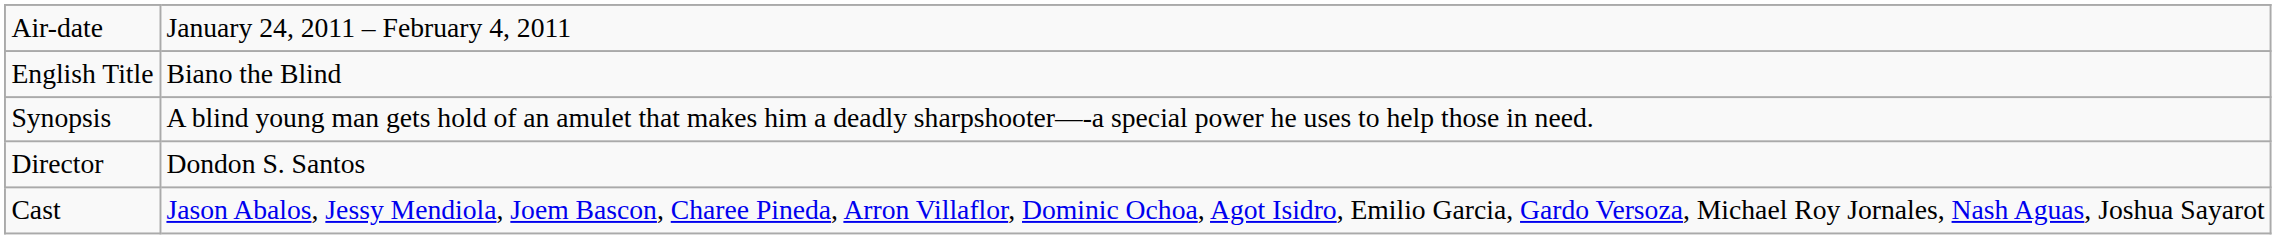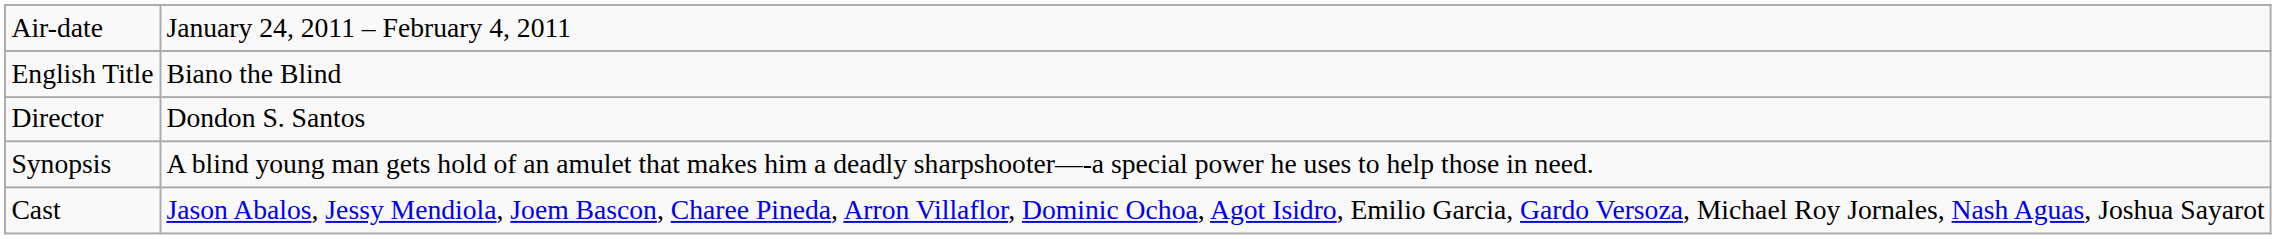rows swapped: (61, 118) <-> (57, 164)
